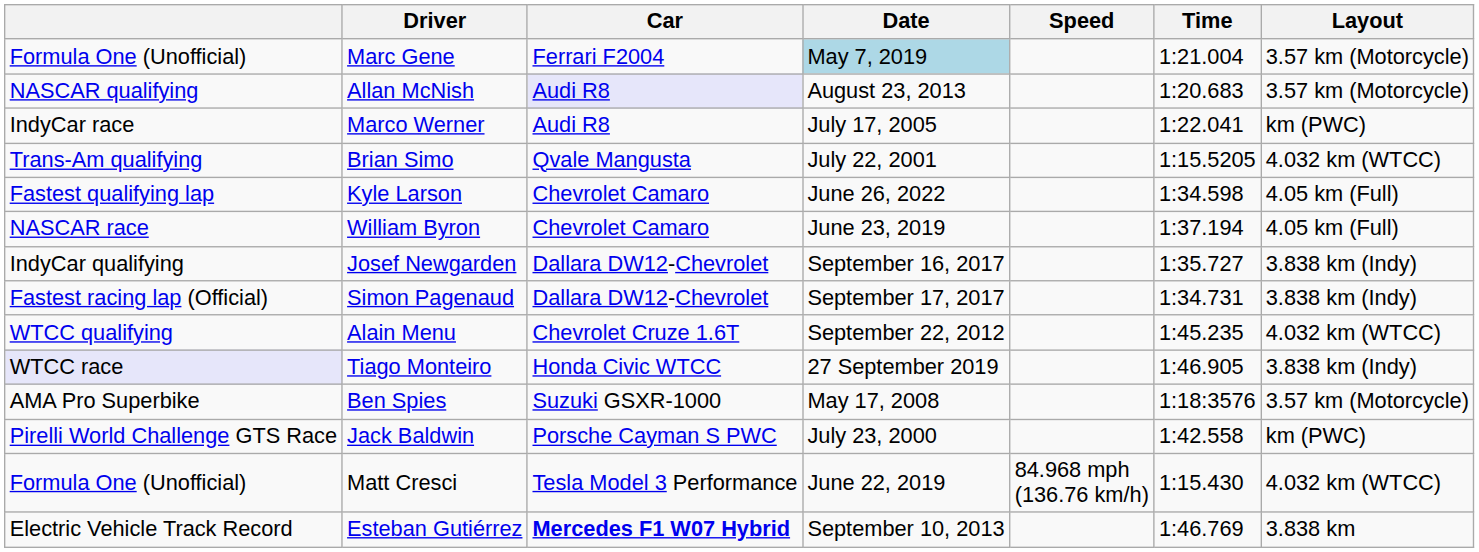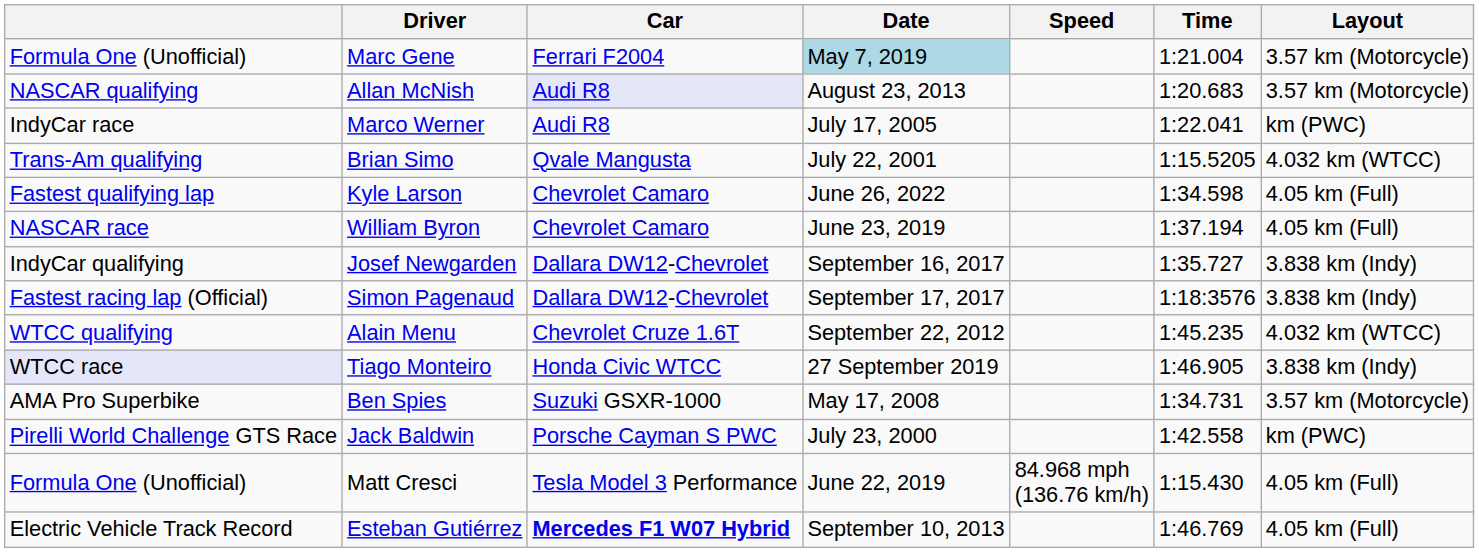(1201, 297) 1:34.731 -> (1207, 297) 1:18:3576
(1207, 401) 1:18:3576 -> (1201, 401) 1:34.731
(1353, 482) 4.032 km (WTCC) -> (1332, 482) 4.05 km (Full)
(1311, 529) 3.838 km -> (1332, 529) 4.05 km (Full)
